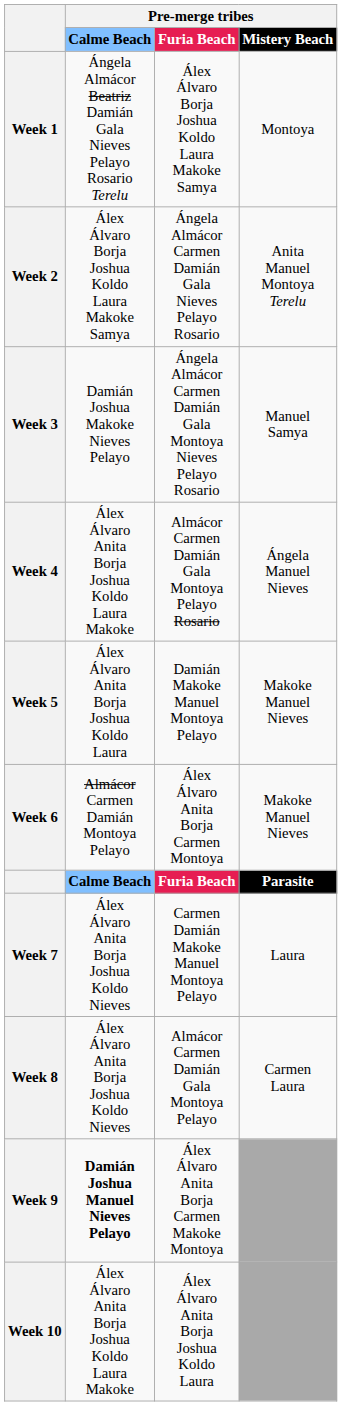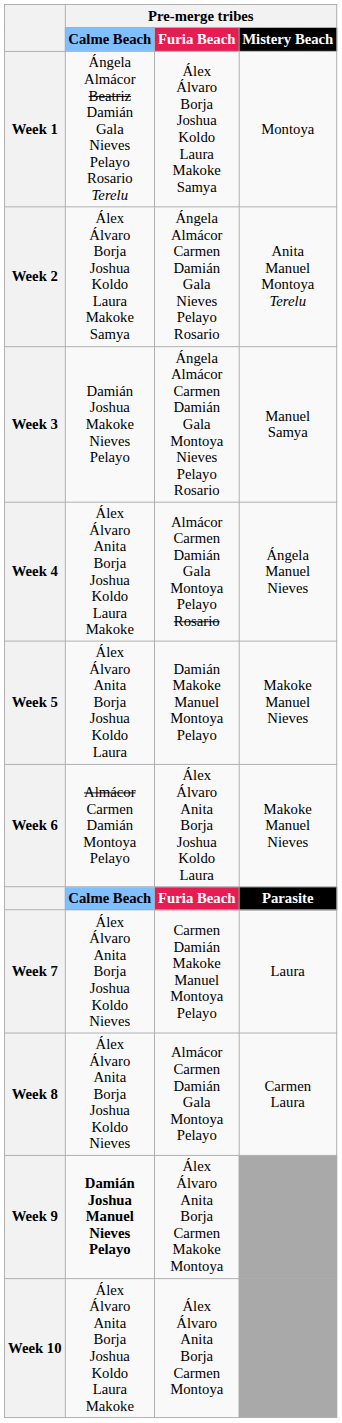(197, 817) Álex Álvaro Anita Borja Carmen Montoya -> (197, 825) Álex Álvaro Anita Borja Joshua Koldo Laura
(197, 1331) Álex Álvaro Anita Borja Joshua Koldo Laura -> (197, 1347) Álex Álvaro Anita Borja Carmen Montoya
